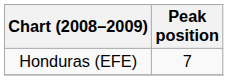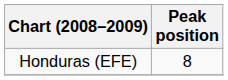(187, 61) 7 -> (187, 61) 8
